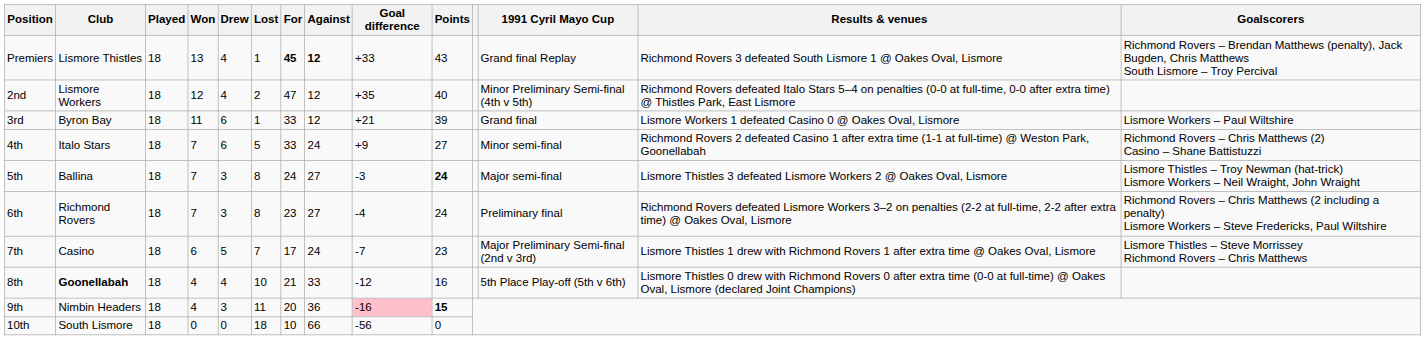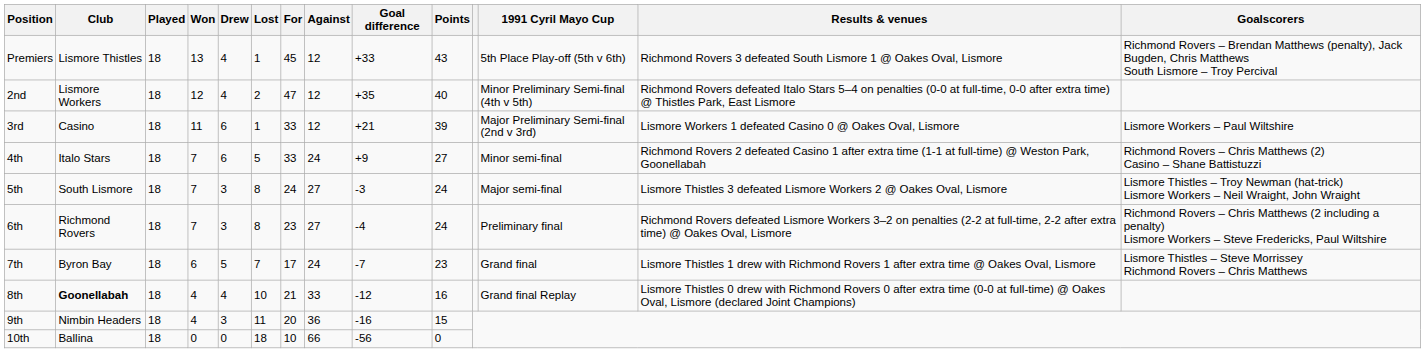(290, 57) bold -> (290, 57) normal
(314, 57) bold -> (314, 57) normal
(528, 57) Grand final Replay -> (553, 57) 5th Place Play-off (5th v 6th)
(85, 120) Byron Bay -> (76, 126) Casino
(509, 120) Grand final -> (553, 126) Major Preliminary Semi-final (2nd v 3rd)
(76, 176) Ballina -> (96, 189) South Lismore
(441, 176) bold -> (441, 189) normal
(76, 251) Casino -> (85, 264) Byron Bay
(553, 251) Major Preliminary Semi-final (2nd v 3rd) -> (509, 264) Grand final
(553, 282) 5th Place Play-off (5th v 6th) -> (528, 295) Grand final Replay
(363, 307) pink background -> (363, 320) no background
(441, 307) bold -> (441, 320) normal
(96, 325) South Lismore -> (76, 338) Ballina
